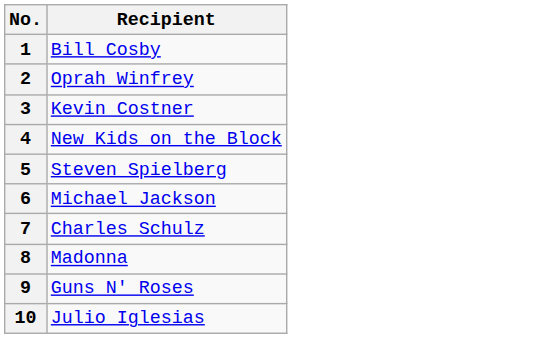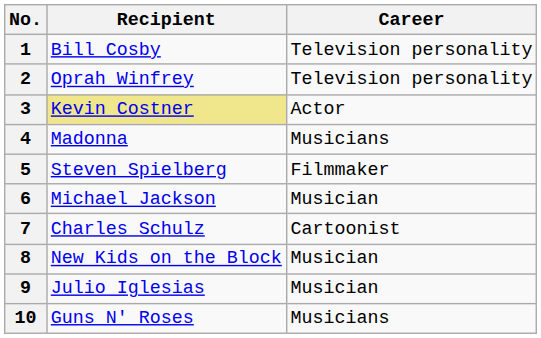+ column: (412, 20)
(122, 109) no background -> (122, 109) khaki background
(166, 139) New Kids on the Block -> (89, 139) Madonna
(89, 259) Madonna -> (166, 259) New Kids on the Block
(122, 289) Guns N' Roses -> (128, 289) Julio Iglesias
(128, 318) Julio Iglesias -> (122, 318) Guns N' Roses
